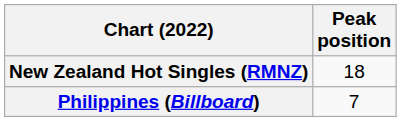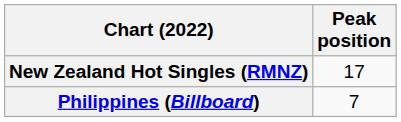(354, 71) 18 -> (354, 71) 17
